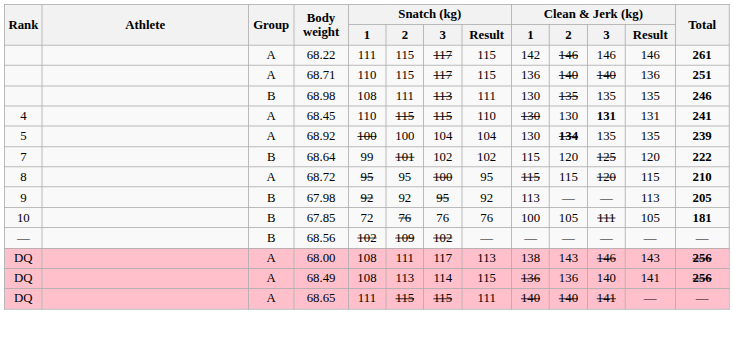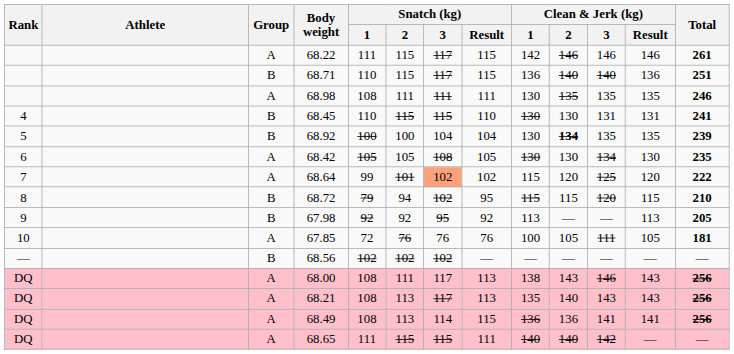(271, 75) A -> (271, 75) B
(271, 95) B -> (271, 95) A
(443, 95) 113 -> (443, 95) 111
(271, 116) A -> (271, 116) B
(606, 116) bold -> (606, 116) normal
(271, 136) A -> (271, 136) B
+ row: (321, 156)
(271, 156) B -> (271, 177) A
(443, 156) no background -> (443, 177) lightsalmon background
(271, 177) A -> (271, 197) B
(367, 177) 95 -> (367, 197) 79
(405, 177) 95 -> (405, 197) 94
(443, 177) 100 -> (443, 197) 102
(271, 217) B -> (271, 237) A
(405, 237) 109 -> (405, 258) 102
+ row: (321, 298)
(606, 278) 140 -> (606, 319) 141
(606, 298) 141 -> (606, 339) 142
